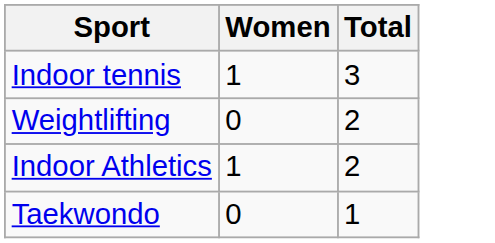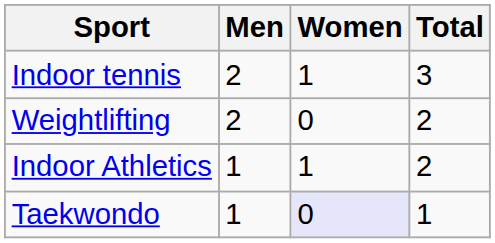+ column: (255, 27)
(234, 213) no background -> (306, 213) lavender background
